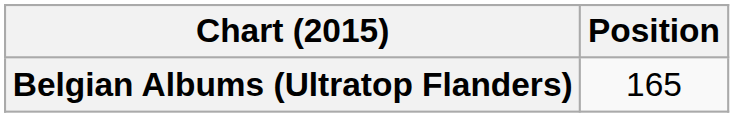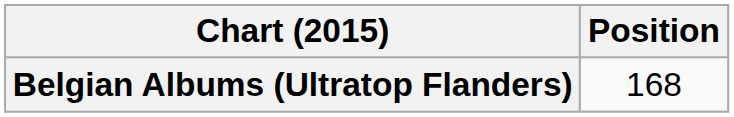(654, 84) 165 -> (654, 84) 168
